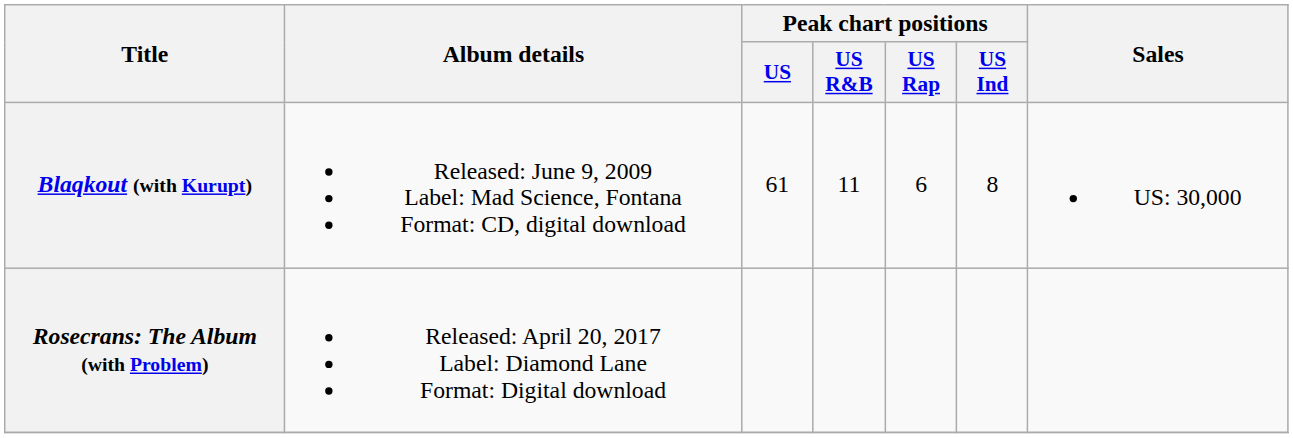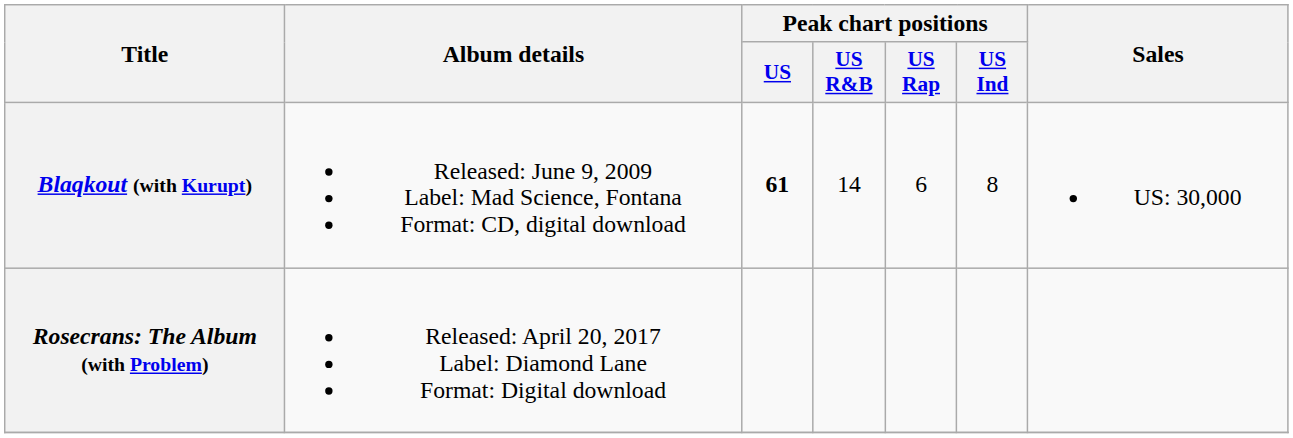(777, 184) normal -> (777, 184) bold
(849, 184) 11 -> (849, 184) 14
